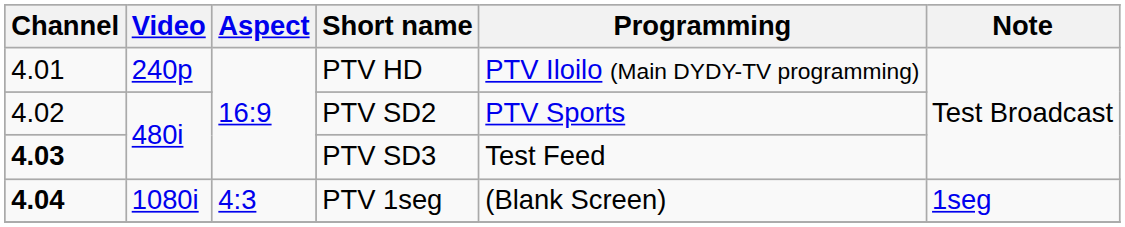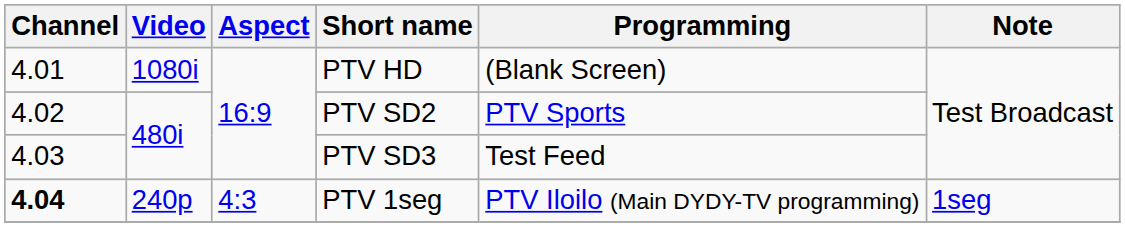(162, 69) 240p -> (165, 69) 1080i
(702, 69) PTV Iloilo (Main DYDY-TV programming) -> (576, 69) (Blank Screen)
(38, 156) bold -> (38, 156) normal
(165, 199) 1080i -> (162, 199) 240p
(576, 199) (Blank Screen) -> (702, 199) PTV Iloilo (Main DYDY-TV programming)
